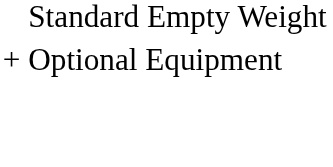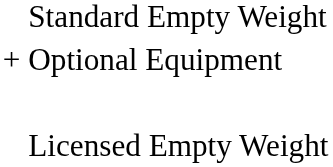+ row: (178, 145)
